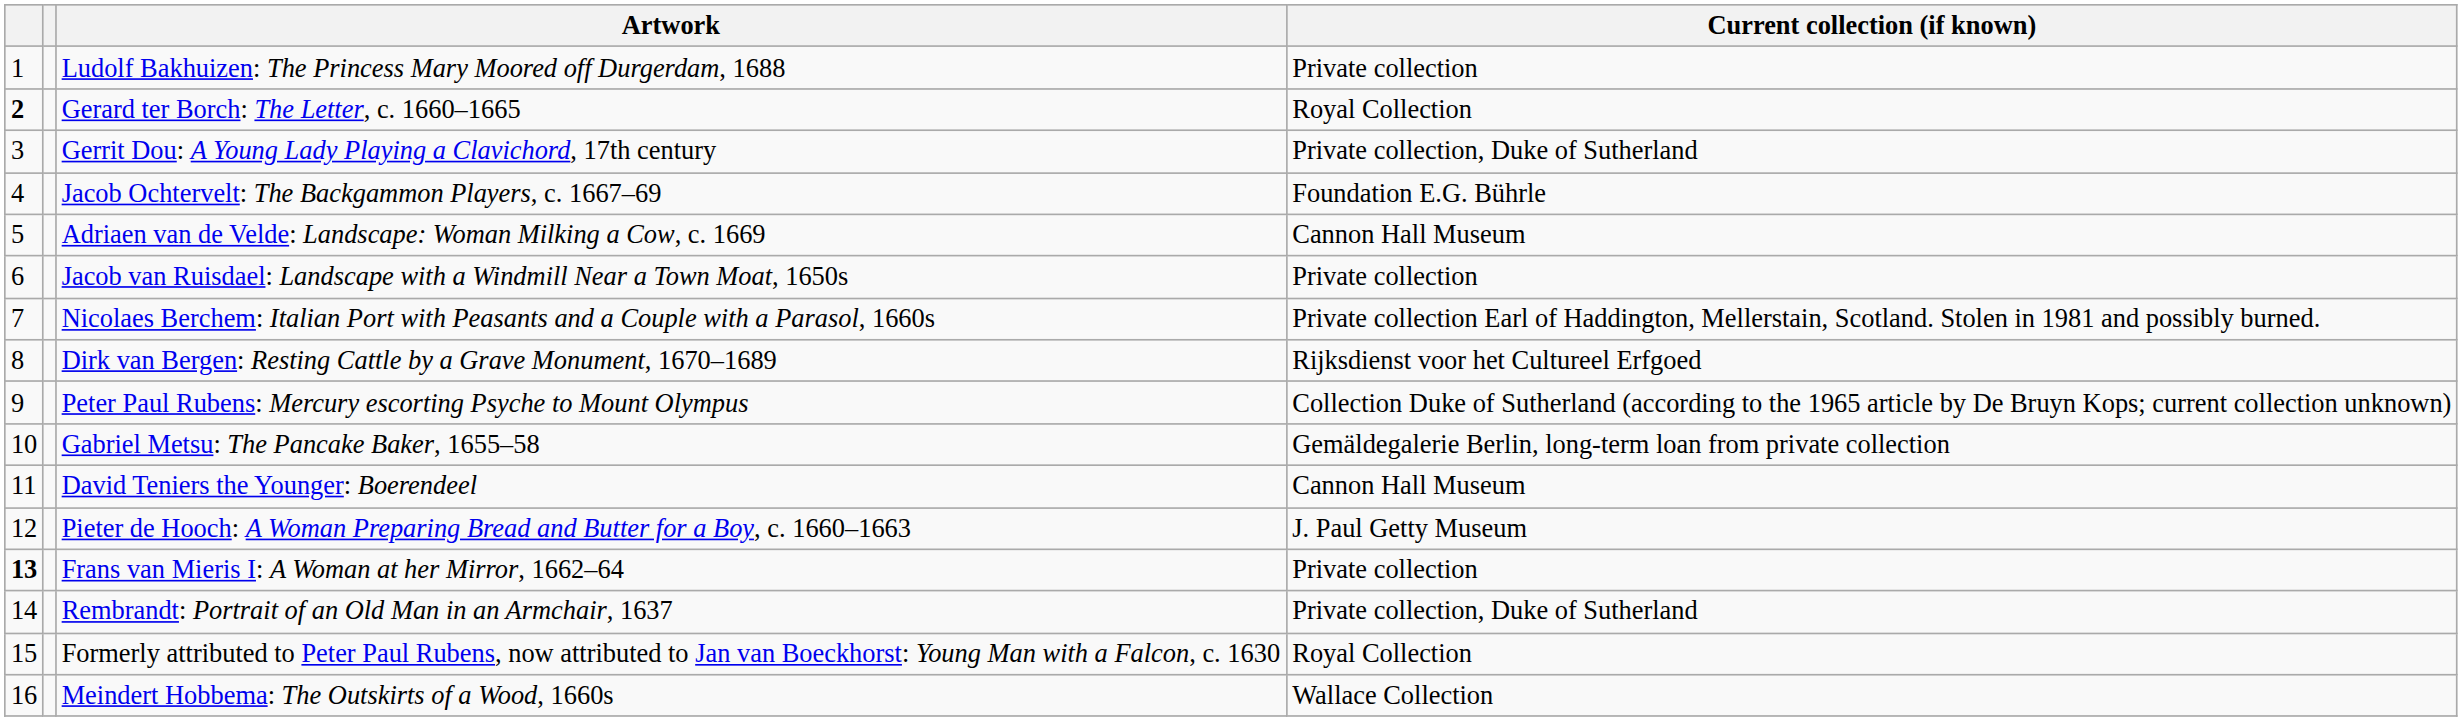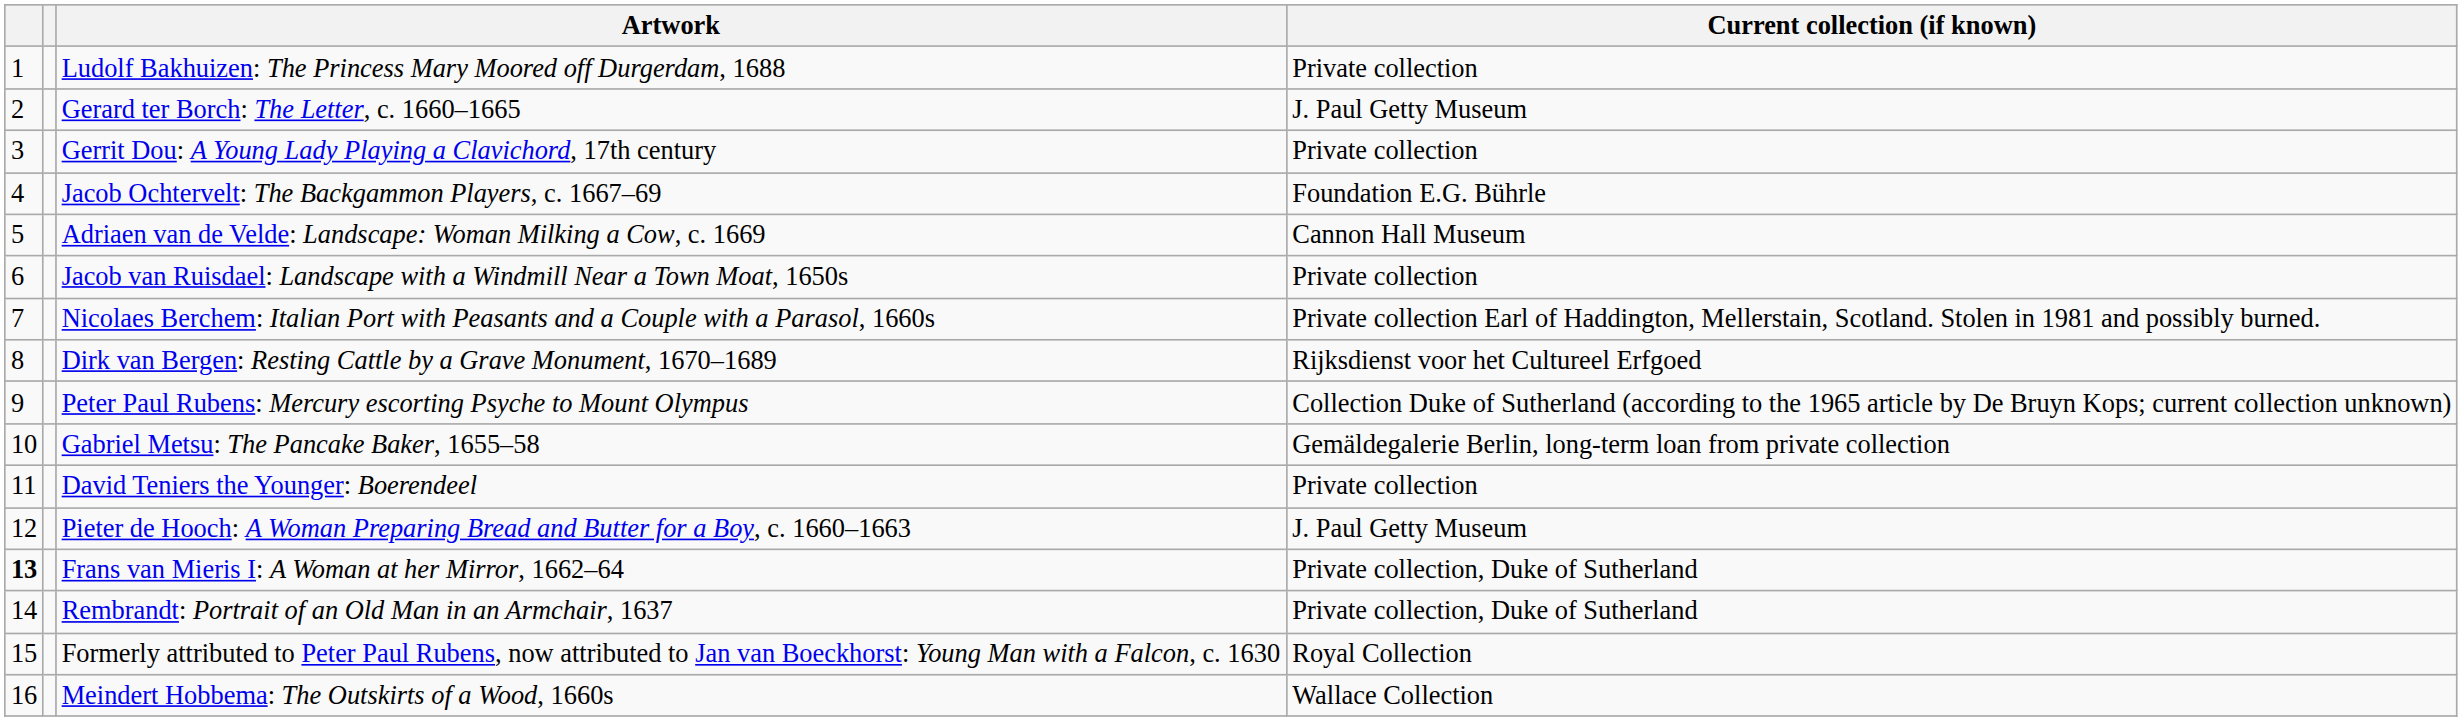(18, 109) bold -> (18, 109) normal
(1382, 109) Royal Collection -> (1410, 109) J. Paul Getty Museum
(1495, 151) Private collection, Duke of Sutherland -> (1385, 151) Private collection
(1409, 485) Cannon Hall Museum -> (1385, 485) Private collection
(1385, 569) Private collection -> (1495, 569) Private collection, Duke of Sutherland
